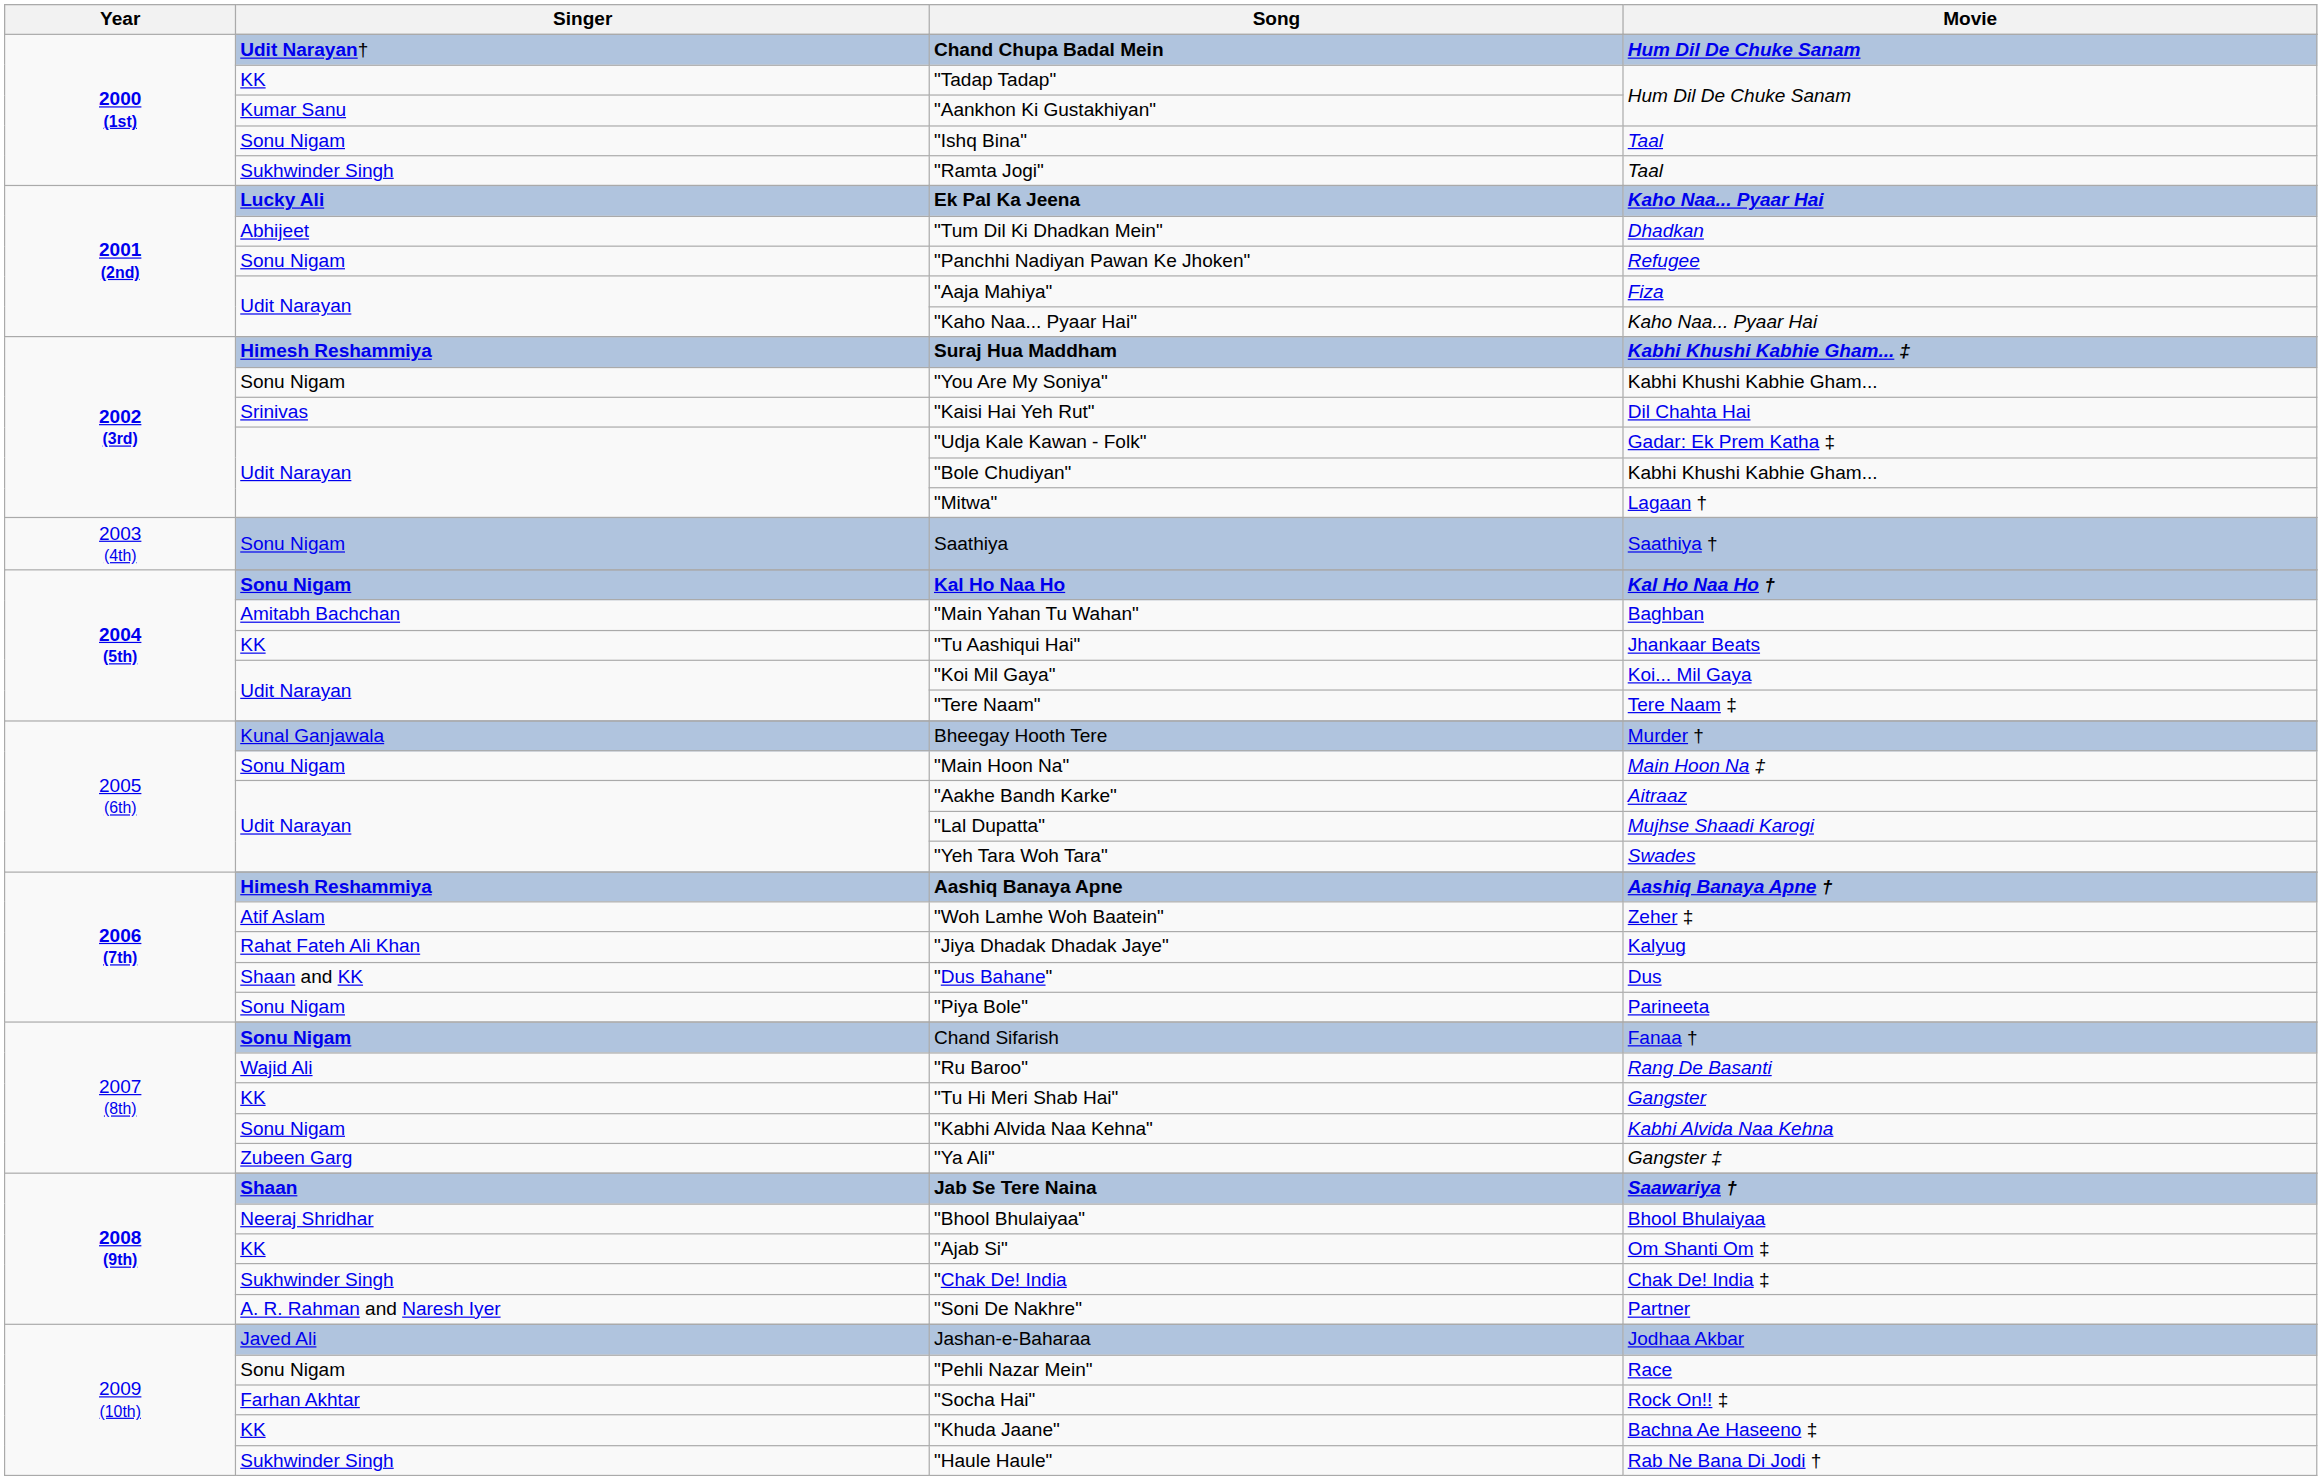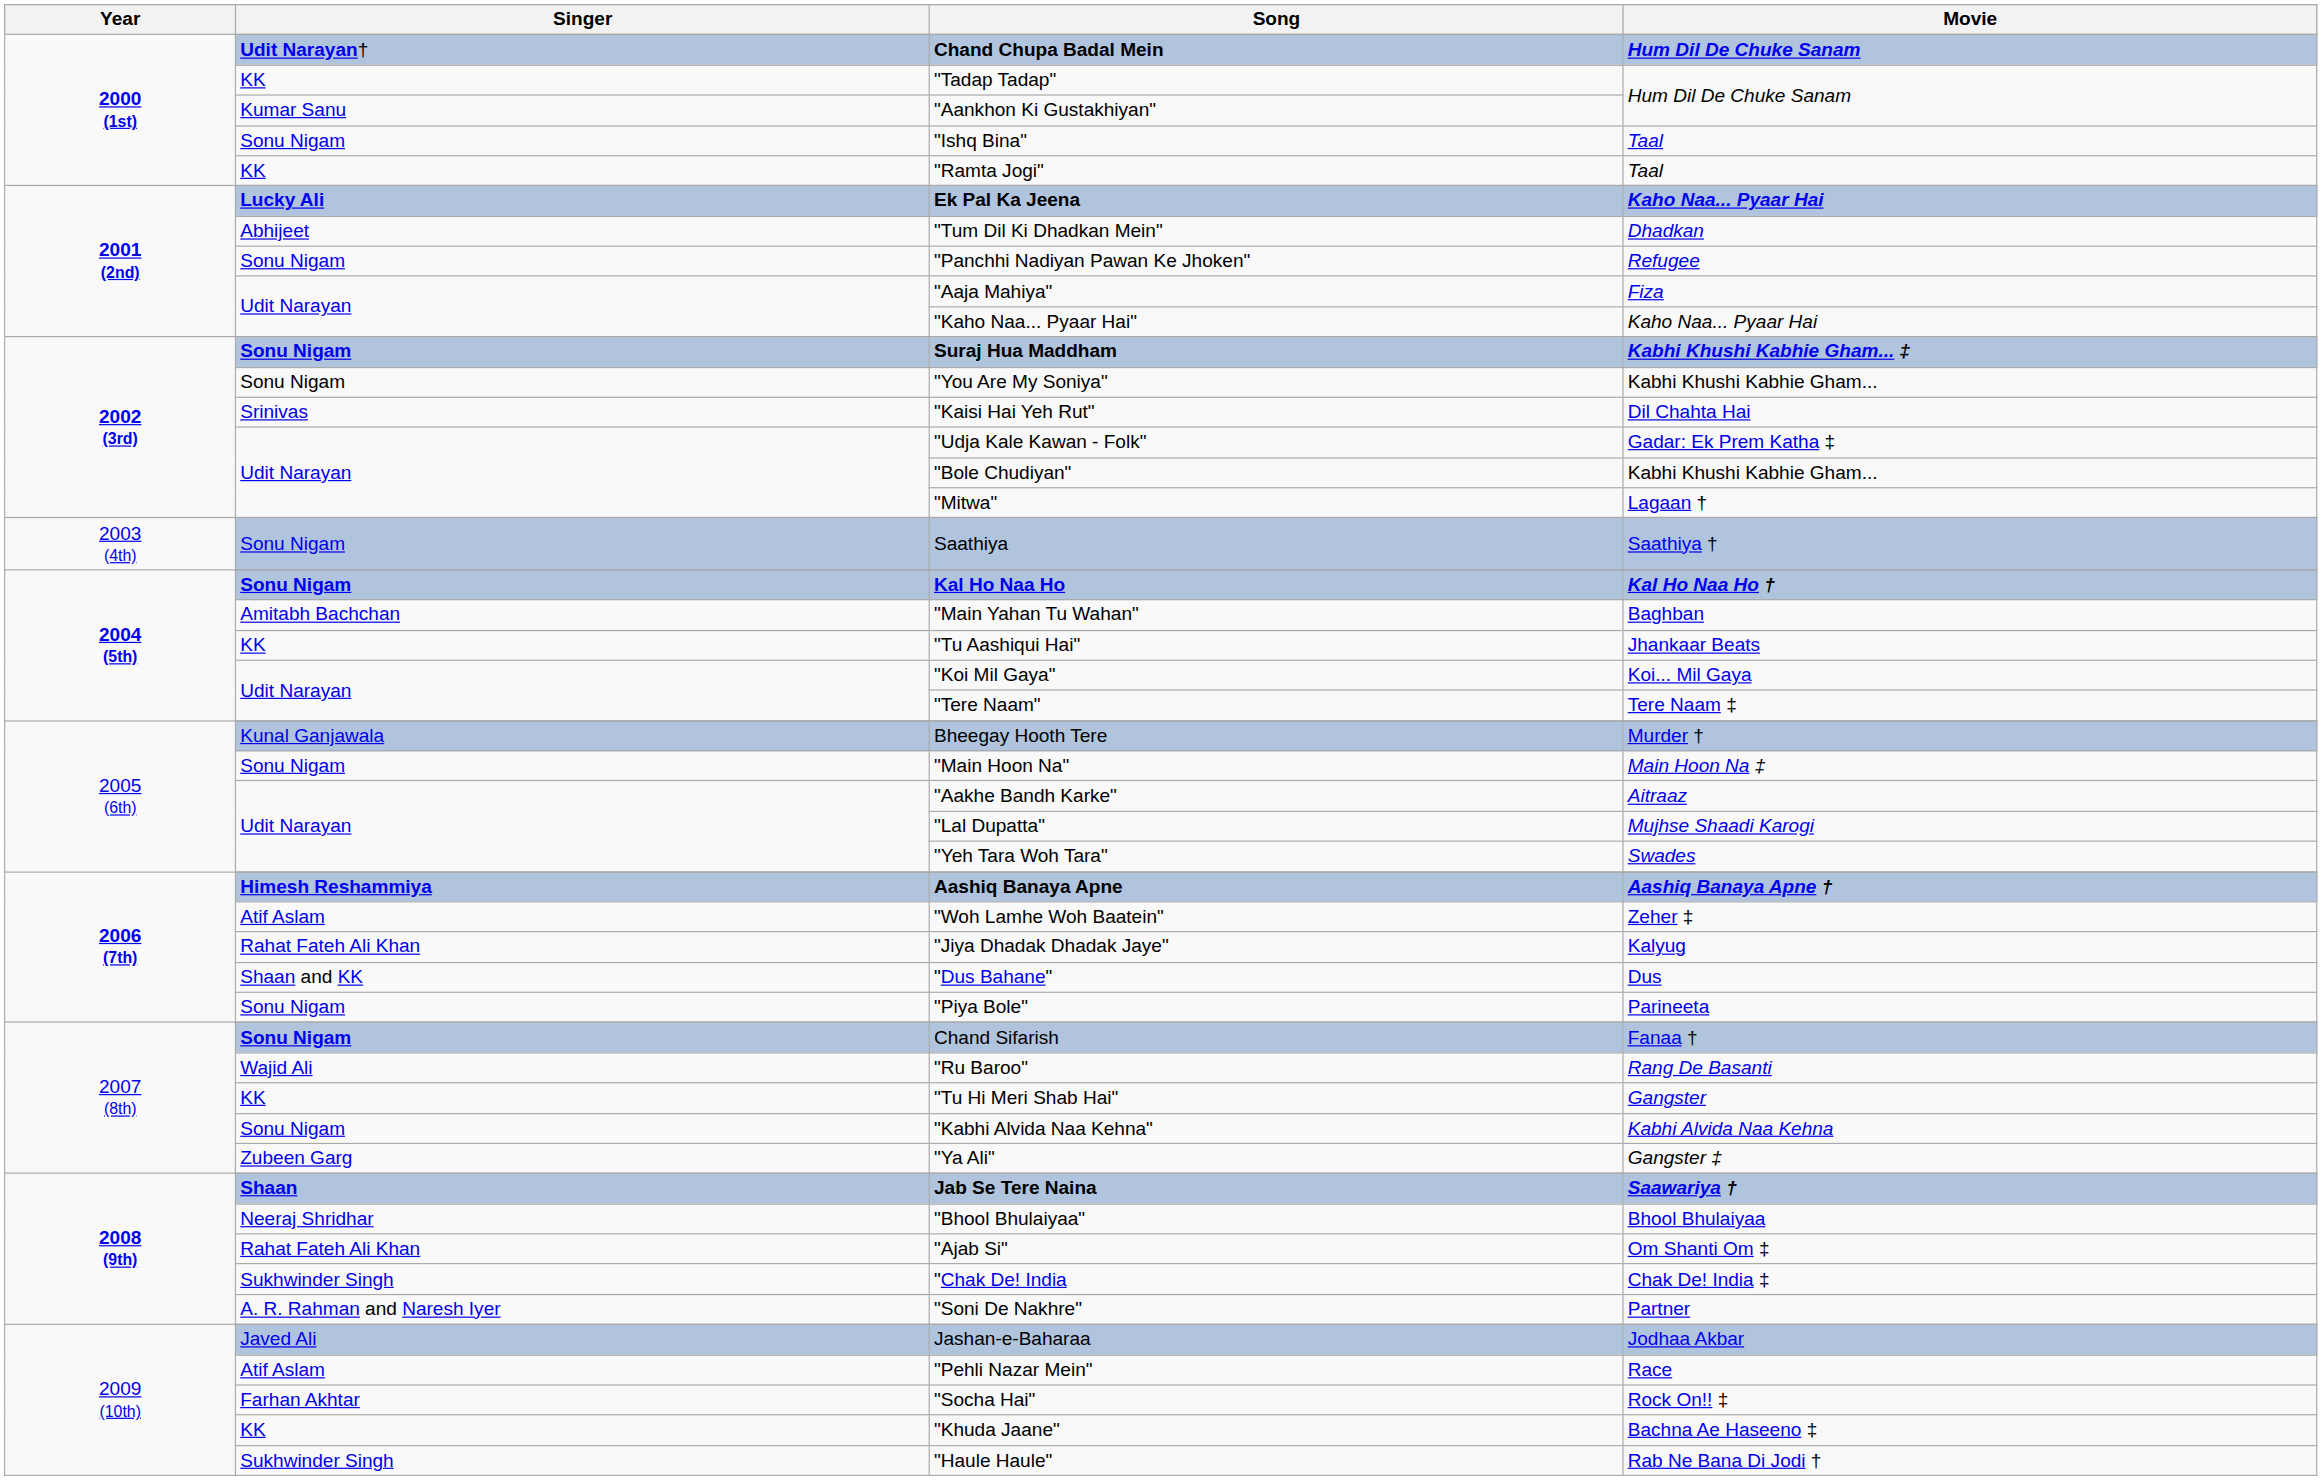(317, 170) Sukhwinder Singh -> (253, 170) KK
(336, 351) Himesh Reshammiya -> (296, 351) Sonu Nigam
(253, 1248) KK -> (330, 1248) Rahat Fateh Ali Khan
(293, 1369) Sonu Nigam -> (283, 1369) Atif Aslam
